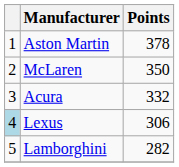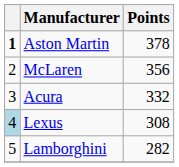(12, 44) normal -> (12, 44) bold
(158, 70) 350 -> (158, 70) 356
(158, 123) 306 -> (158, 123) 308
